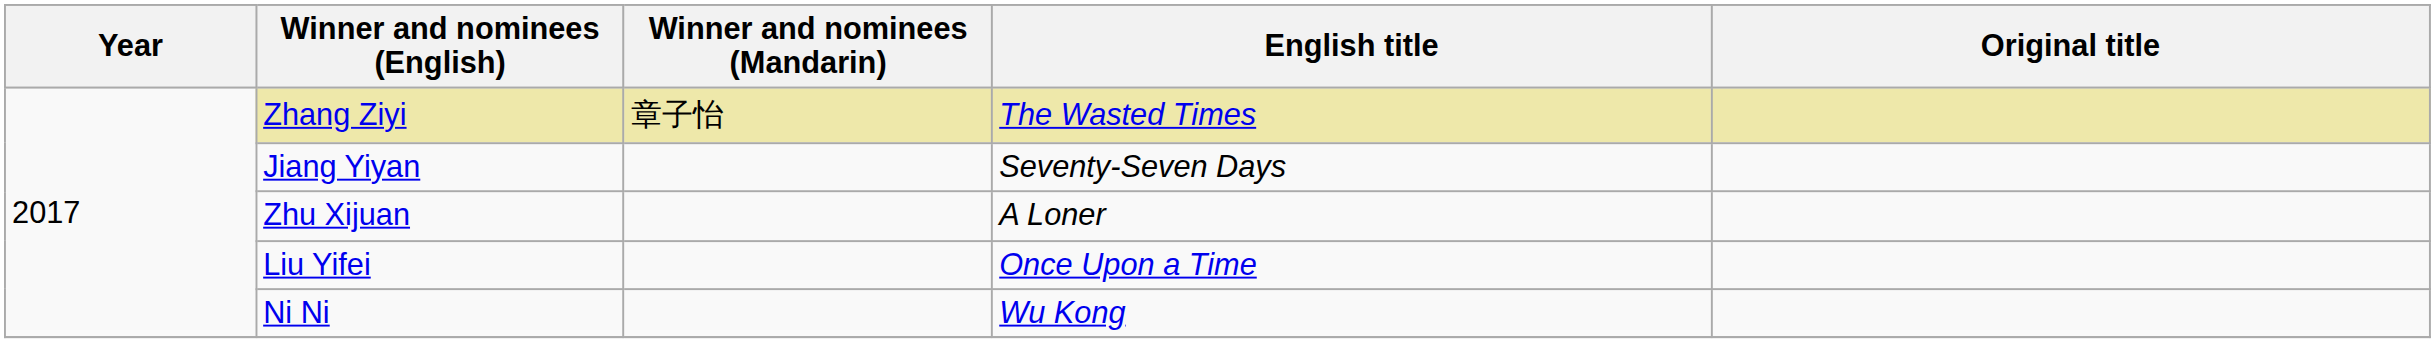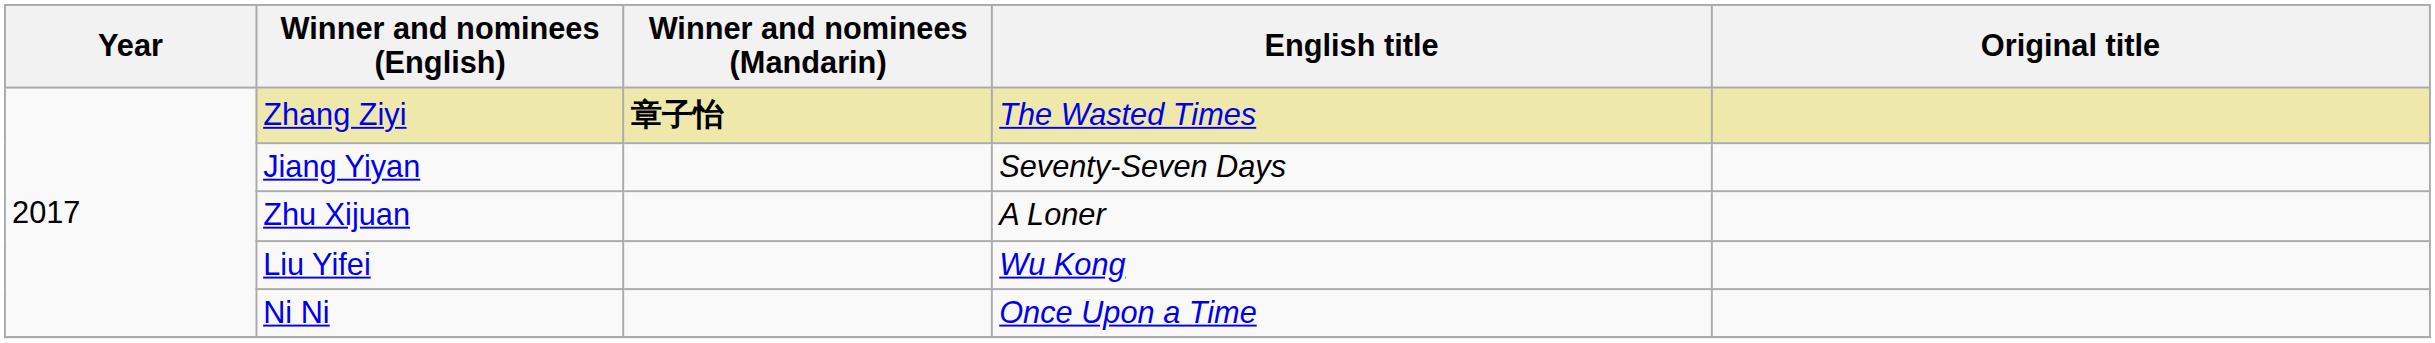(677, 114) normal -> (677, 114) bold
(1128, 264) Once Upon a Time -> (1062, 264) Wu Kong
(1062, 312) Wu Kong -> (1128, 312) Once Upon a Time
